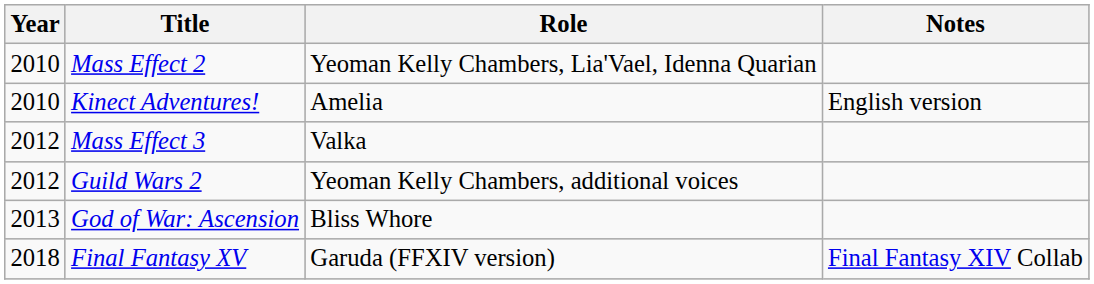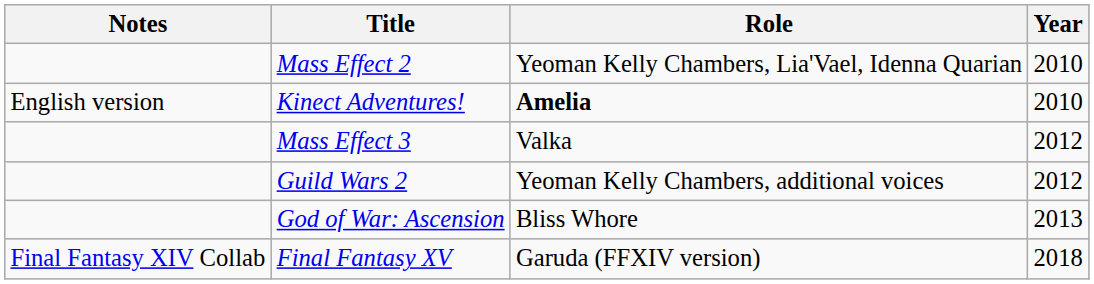columns swapped: (35, 24) <-> (955, 24)
(347, 102) normal -> (554, 102) bold
